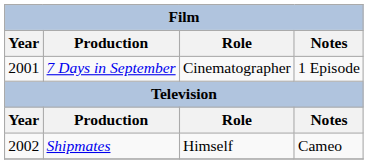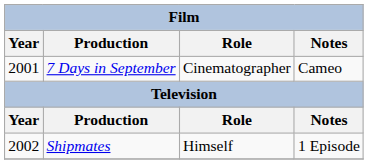(329, 69) 1 Episode -> (320, 69) Cameo
(320, 145) Cameo -> (329, 145) 1 Episode
